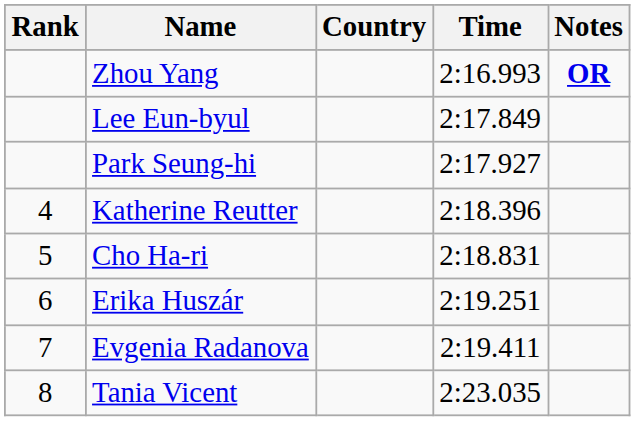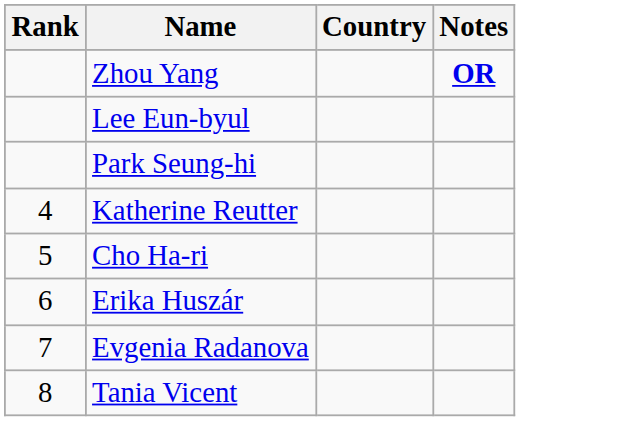- column: (490, 27)
